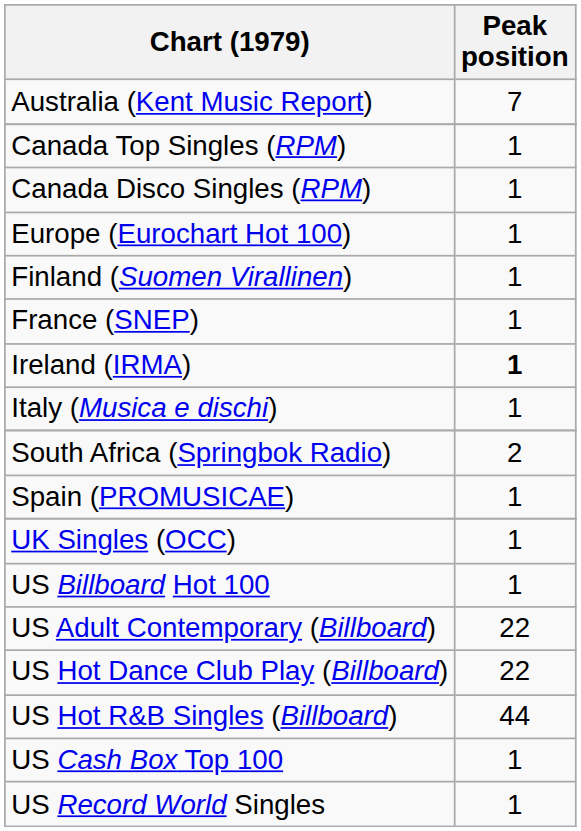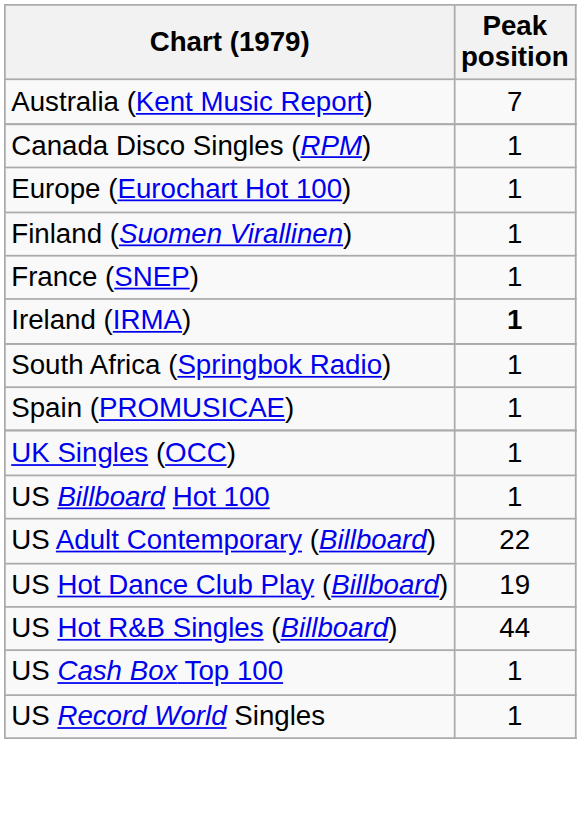- row: (179, 145)
- row: (144, 408)
(515, 452) 2 -> (515, 364) 1
(515, 672) 22 -> (515, 584) 19
